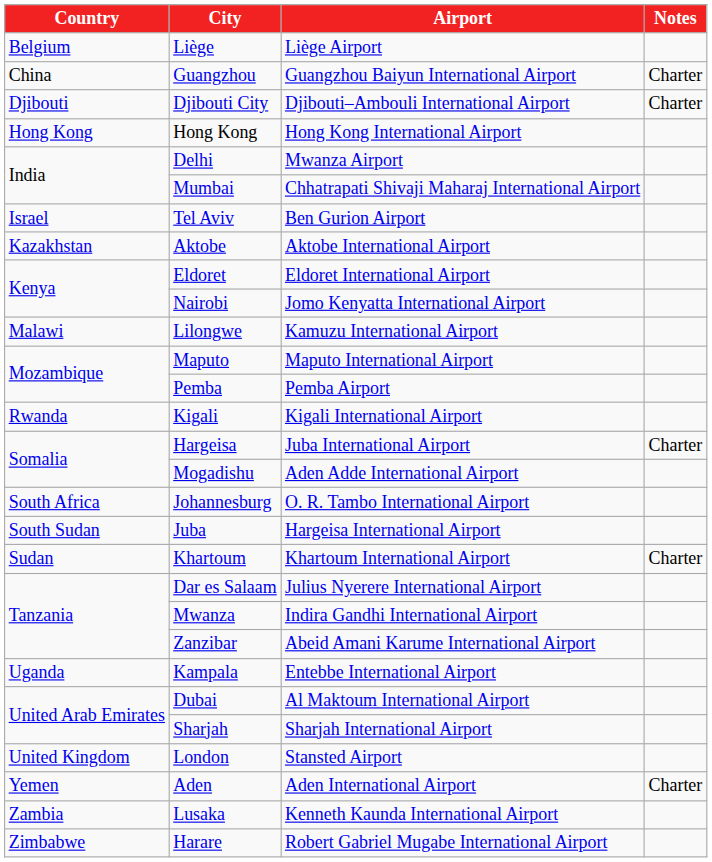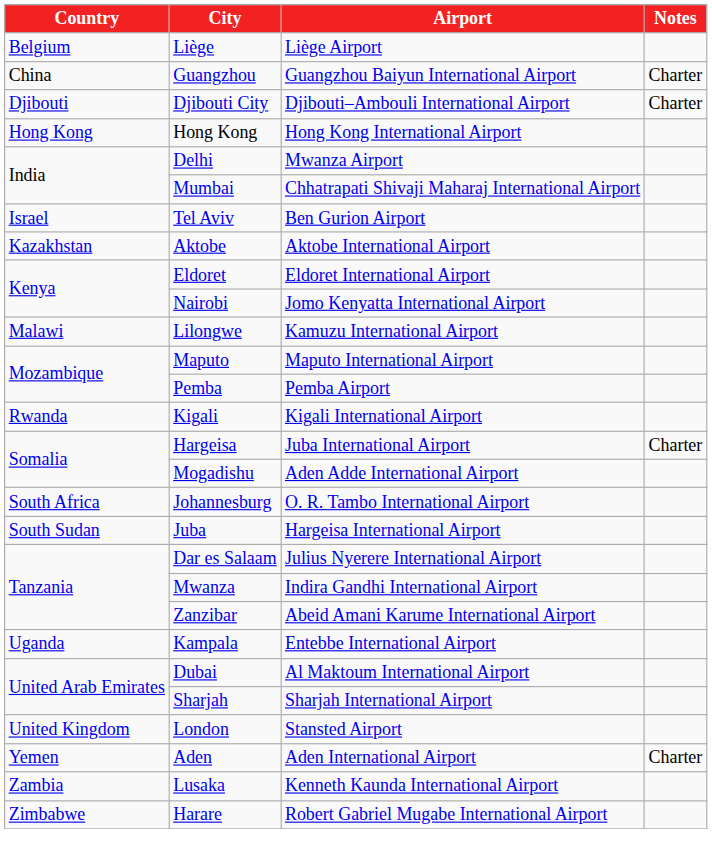- row: (210, 558)
